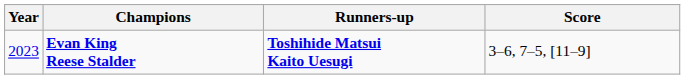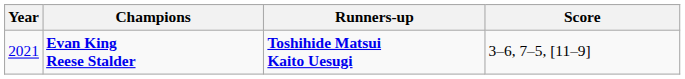(24, 52) 2023 -> (24, 52) 2021
